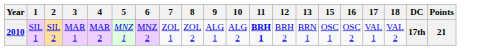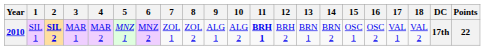+ column: (331, 12)
(53, 32) normal -> (54, 32) bold
(442, 32) 21 -> (466, 32) 22
